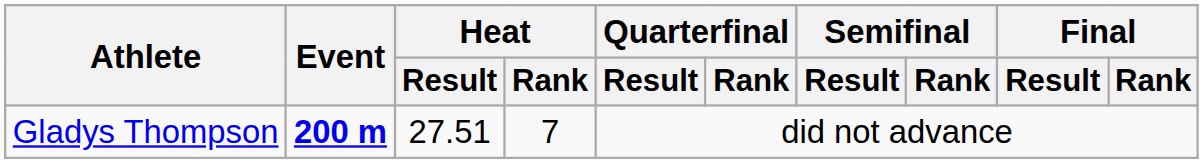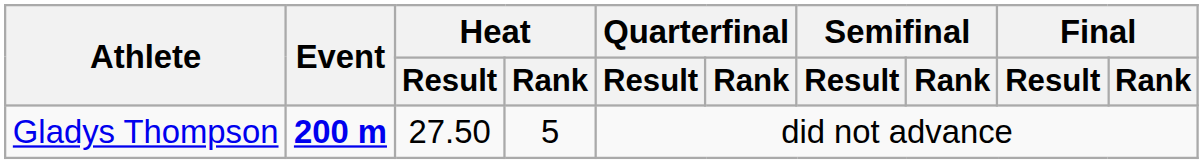(450, 132) 27.51 -> (450, 132) 27.50
(550, 132) 7 -> (550, 132) 5
